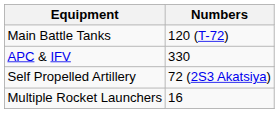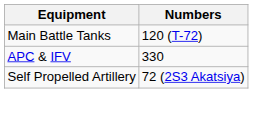- row: (85, 98)
